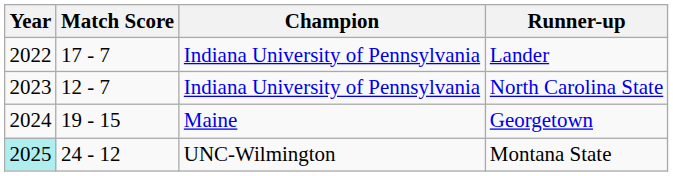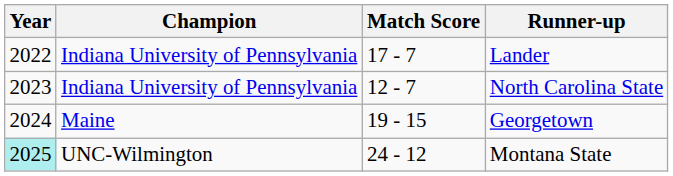columns swapped: (332, 21) <-> (118, 21)
